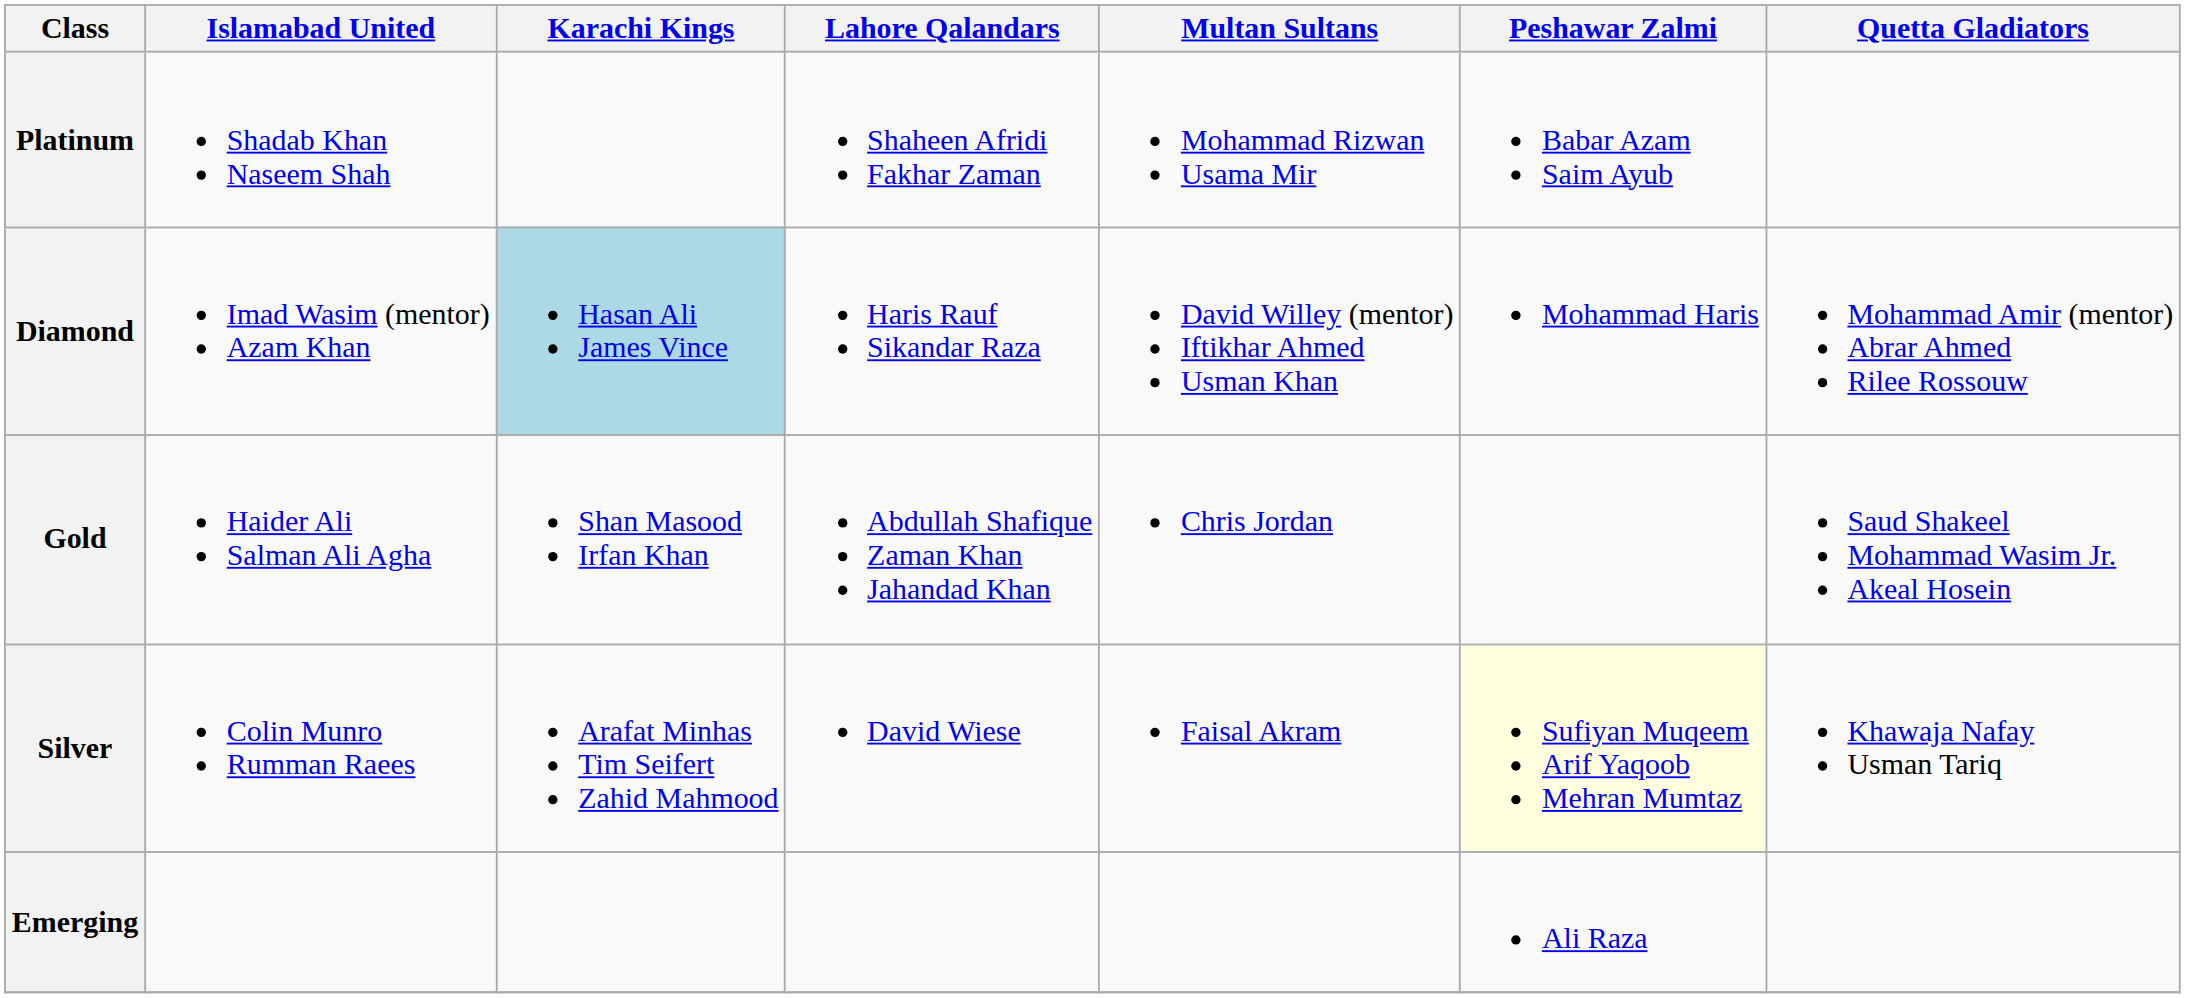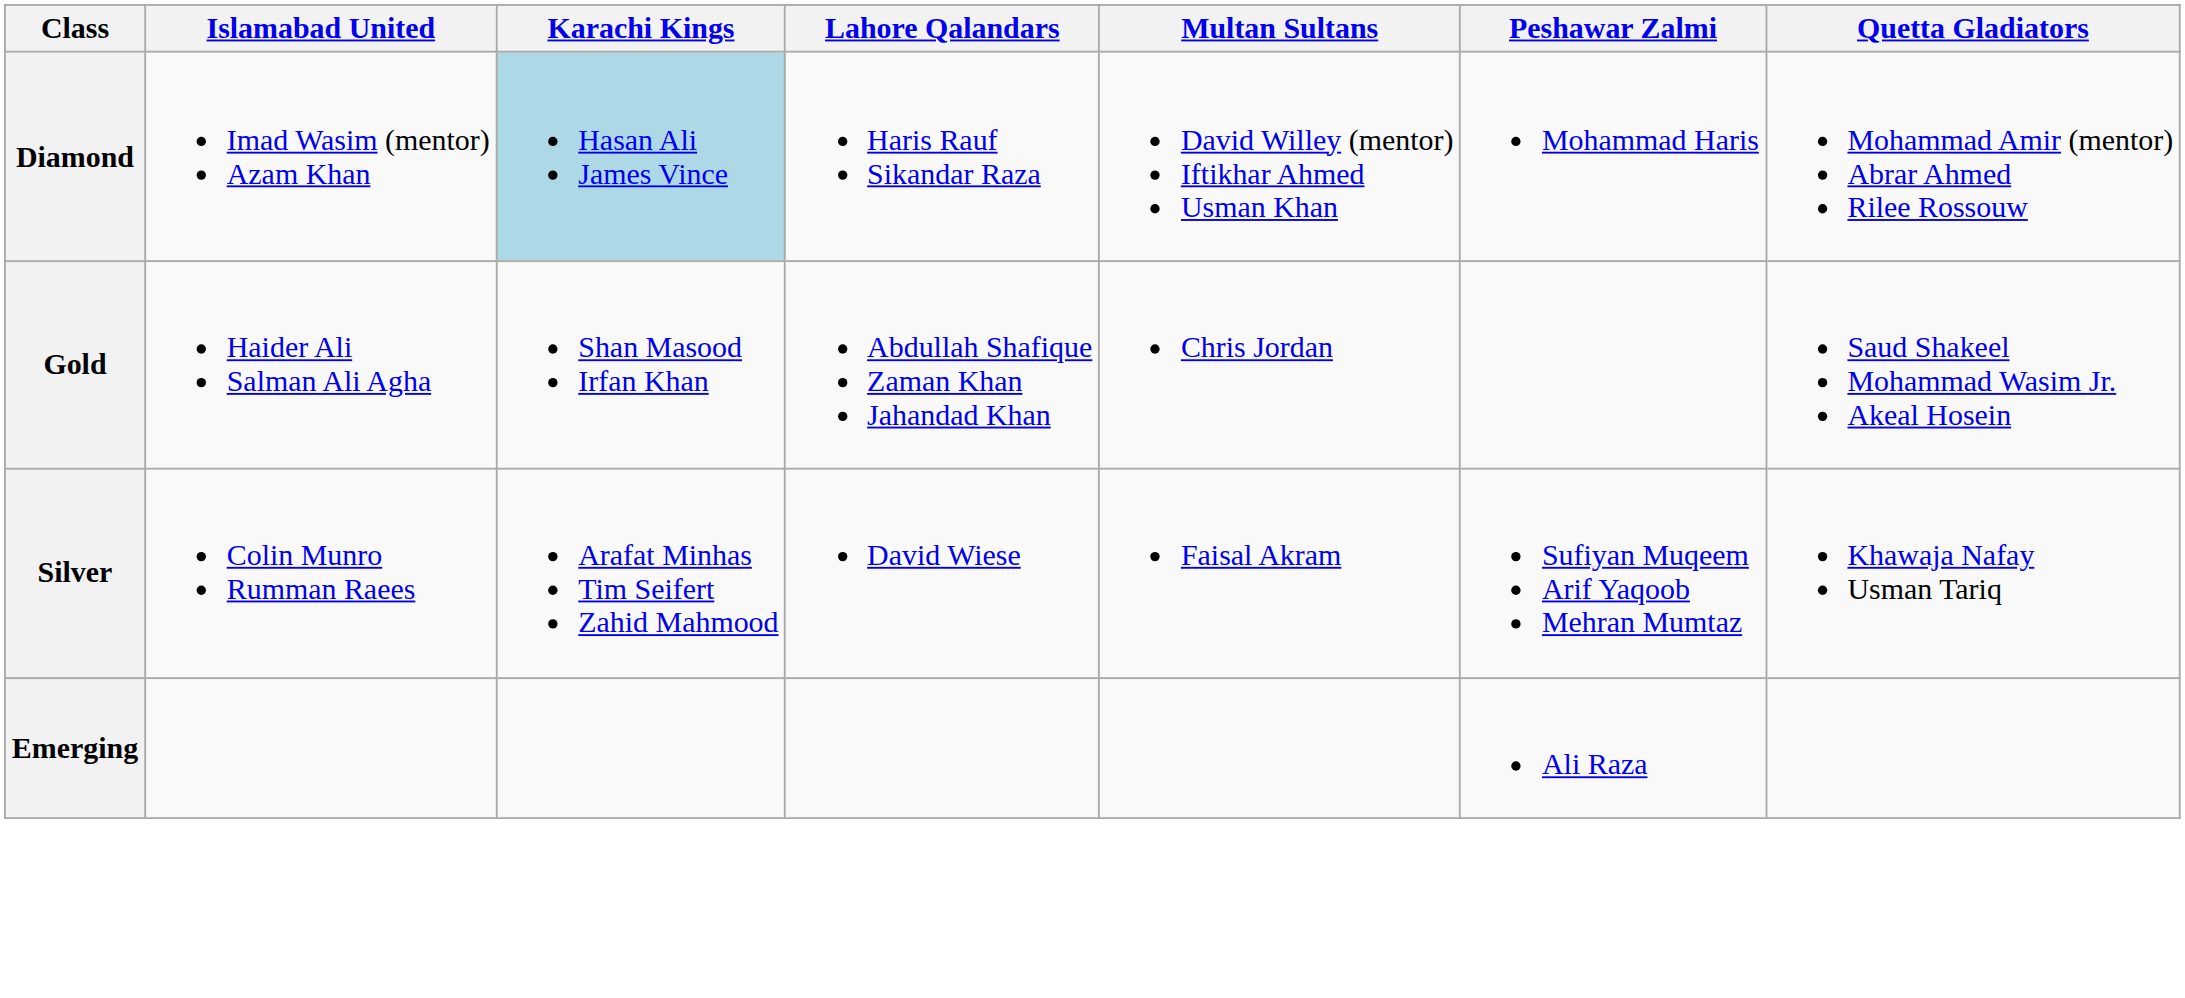- row: (75, 139)
(1613, 765) lightyellow background -> (1613, 590) no background
